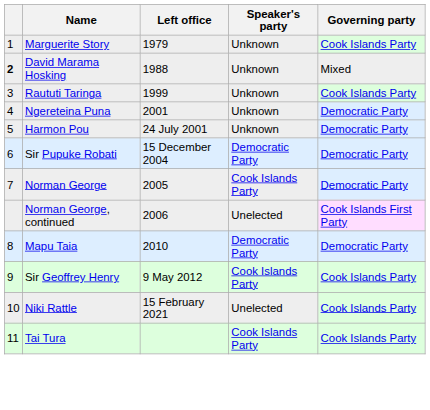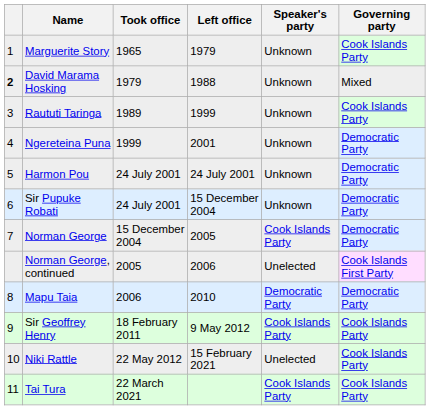+ column: (150, 20)
(260, 154) Democratic Party -> (288, 205) Unknown
